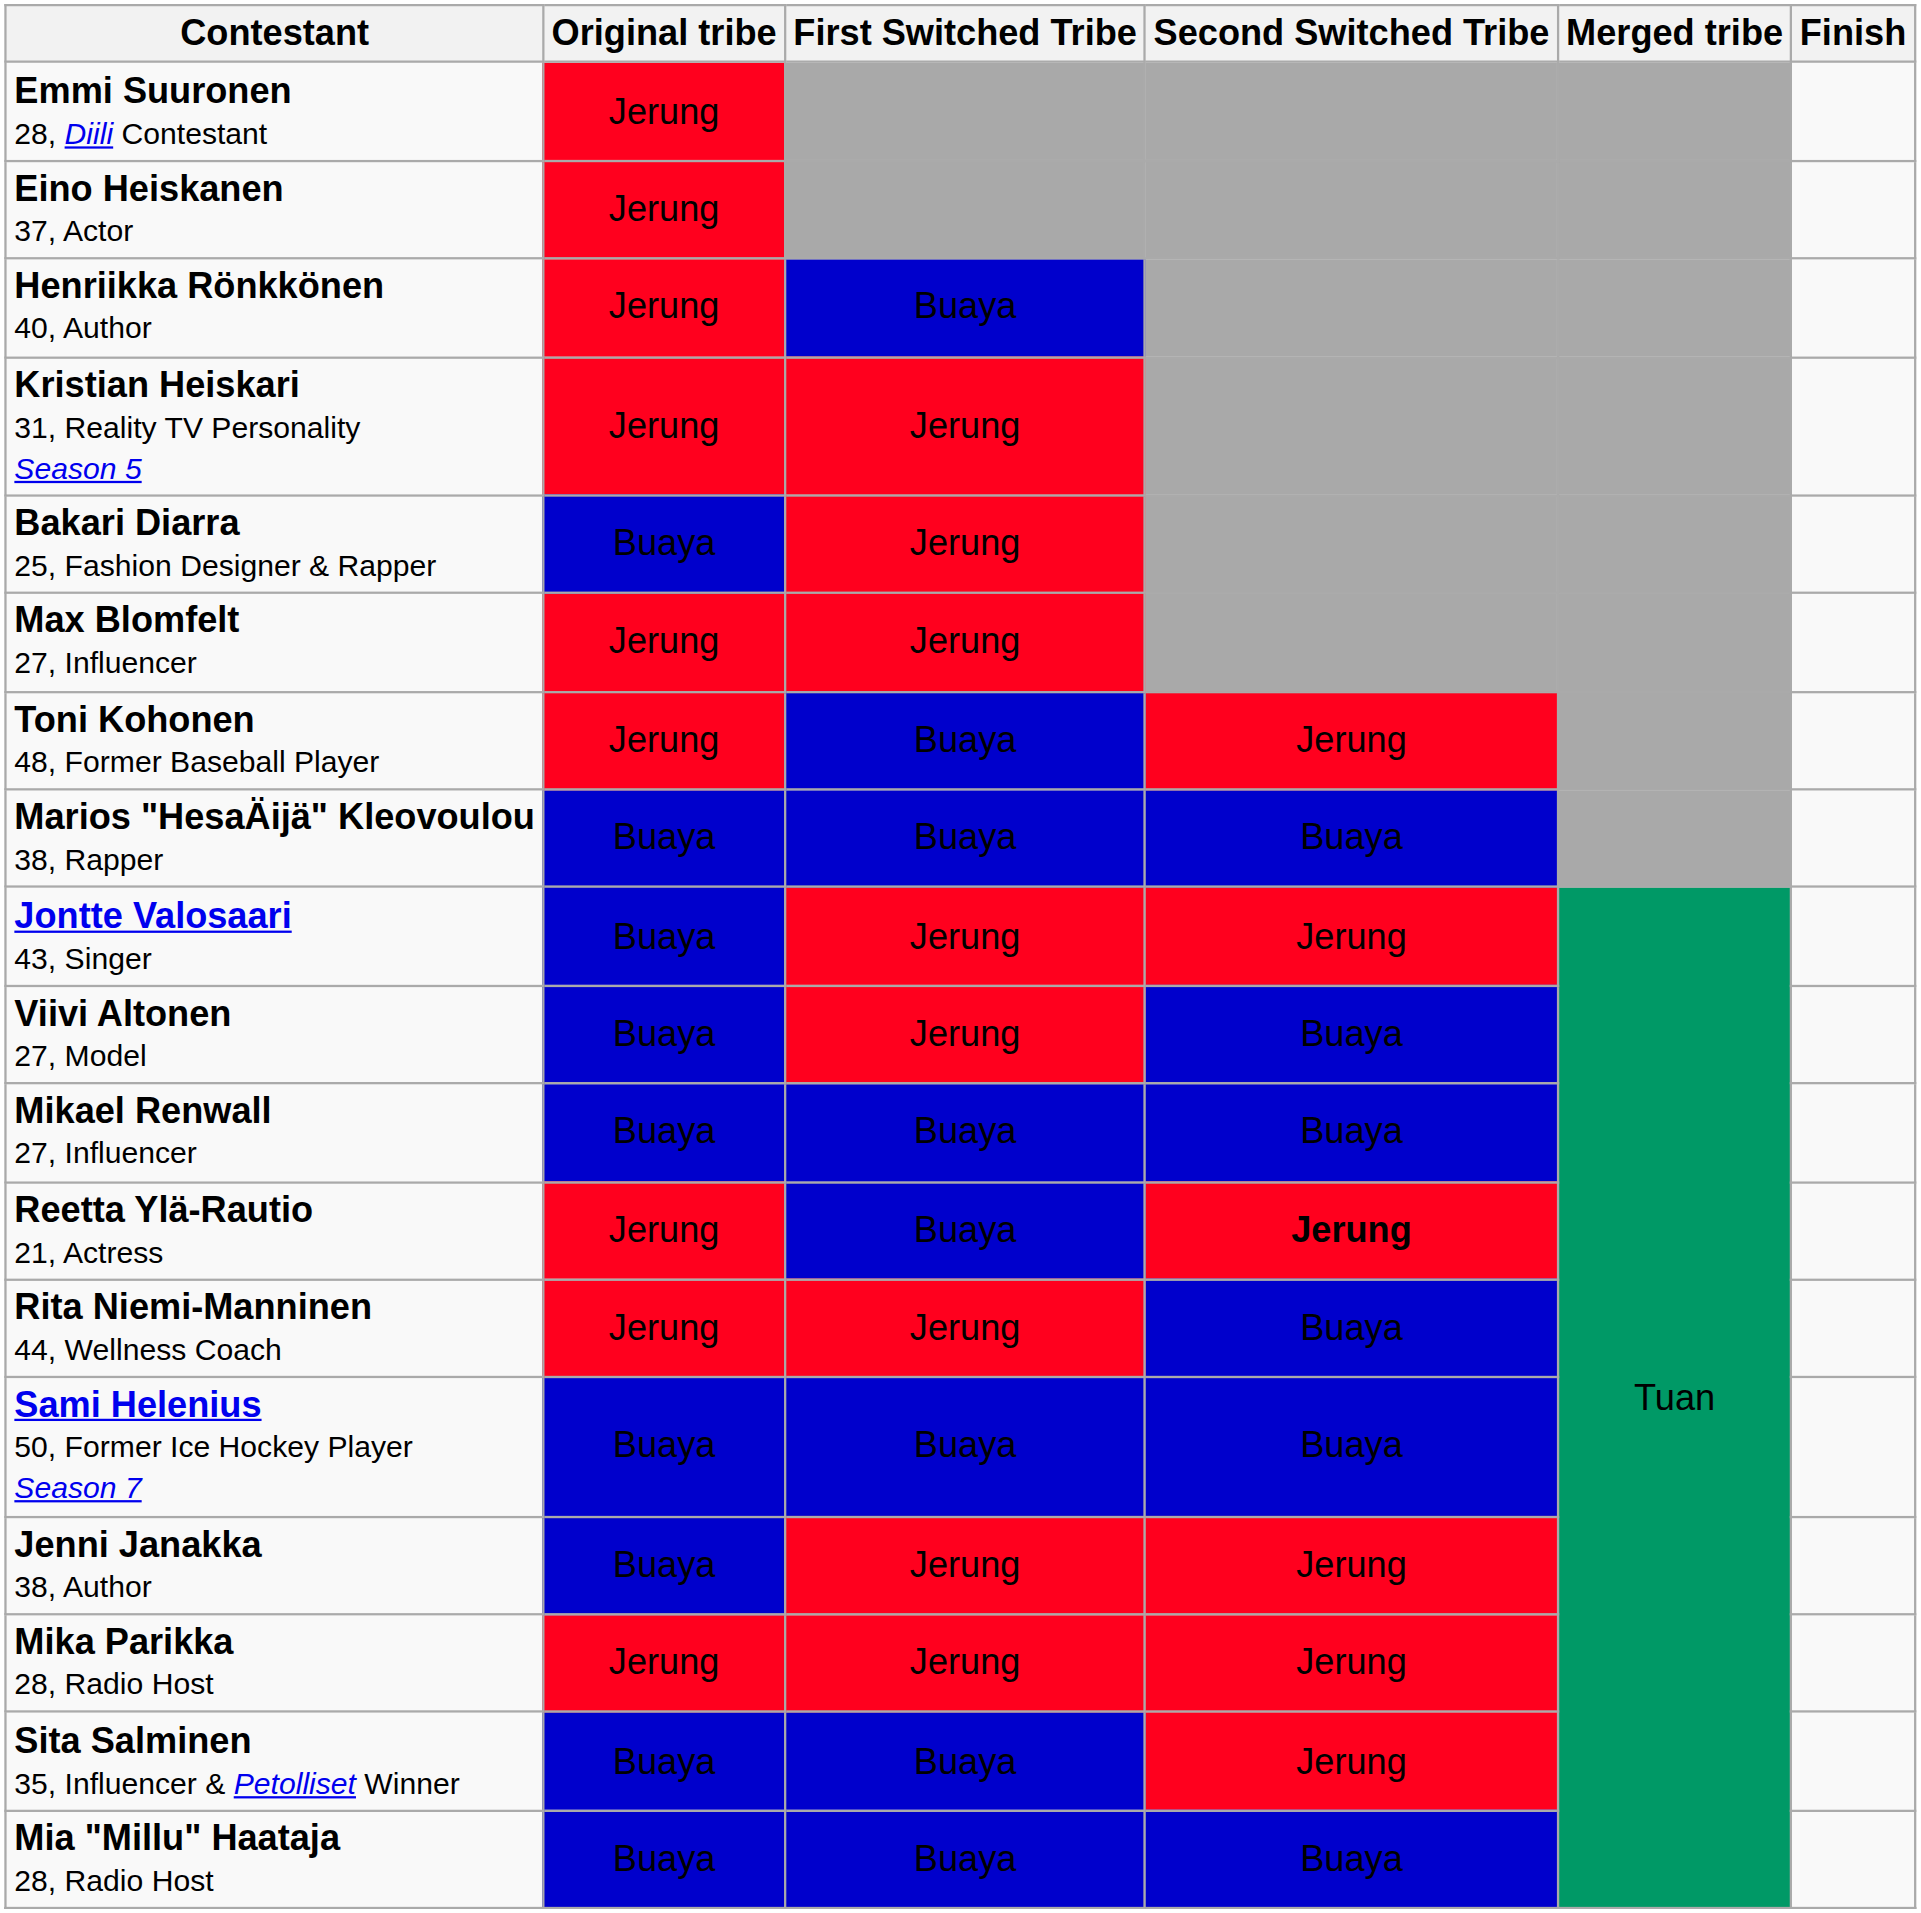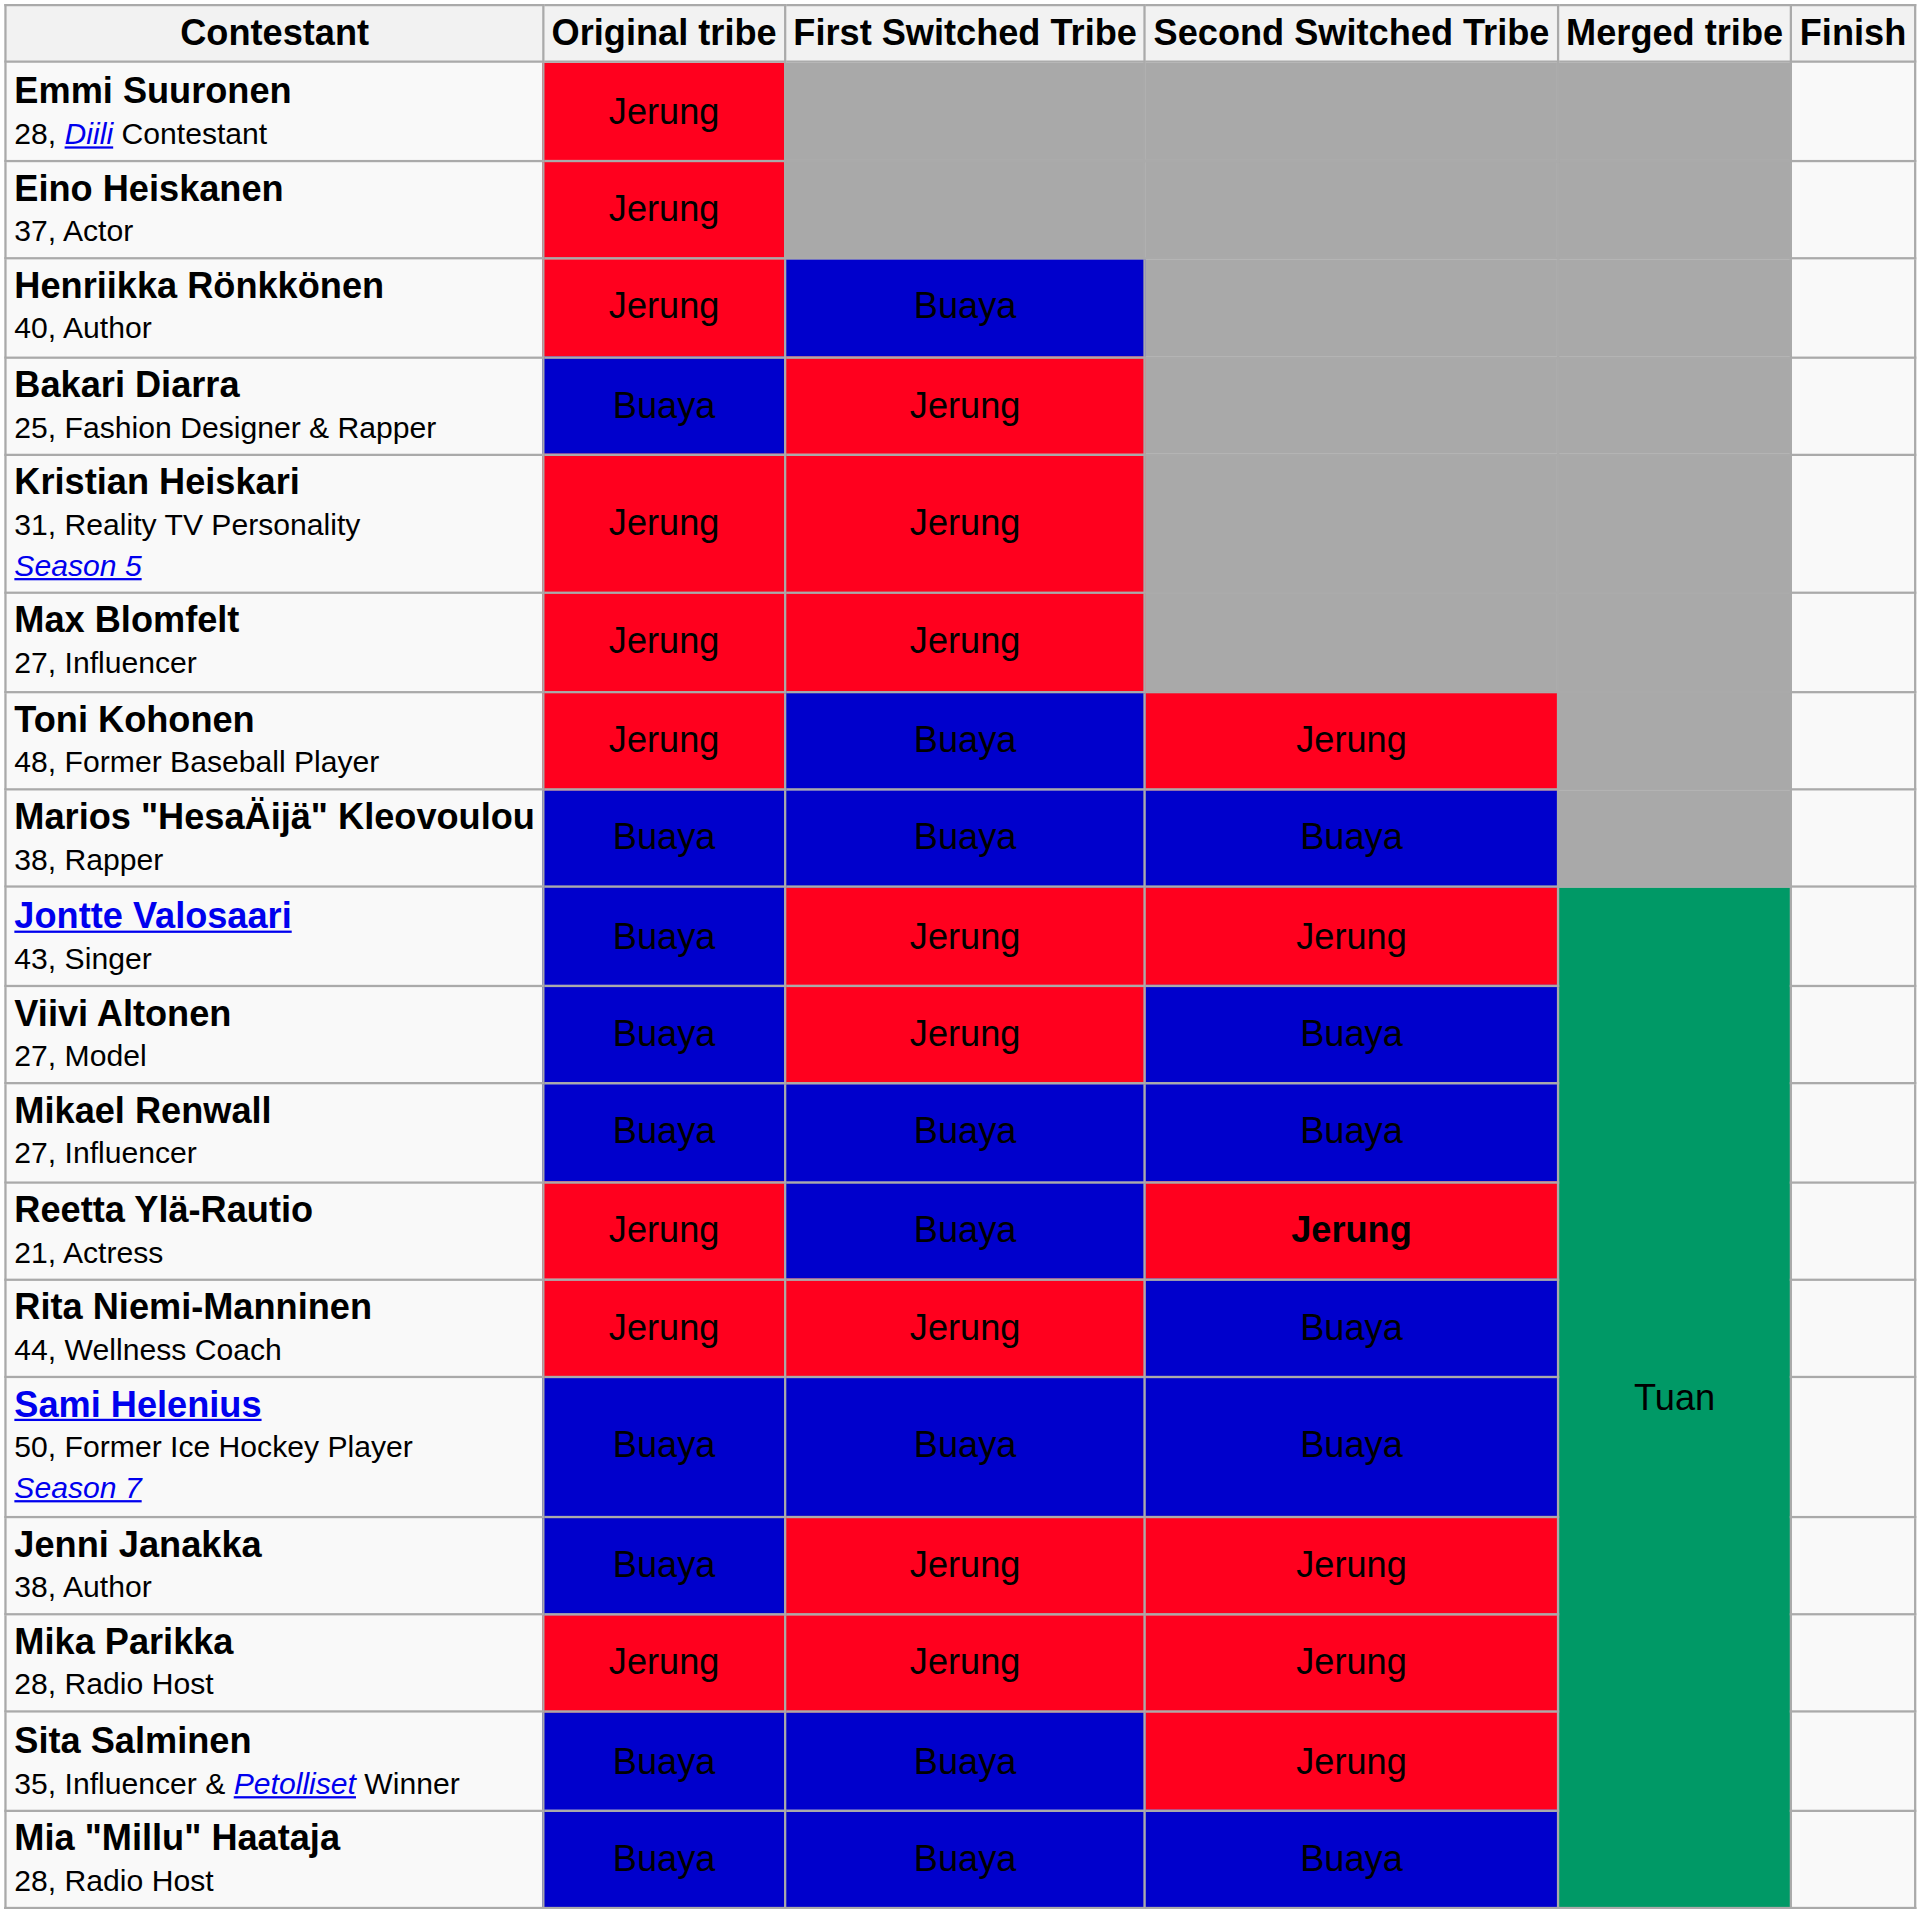rows swapped: (225, 543) <-> (187, 425)
